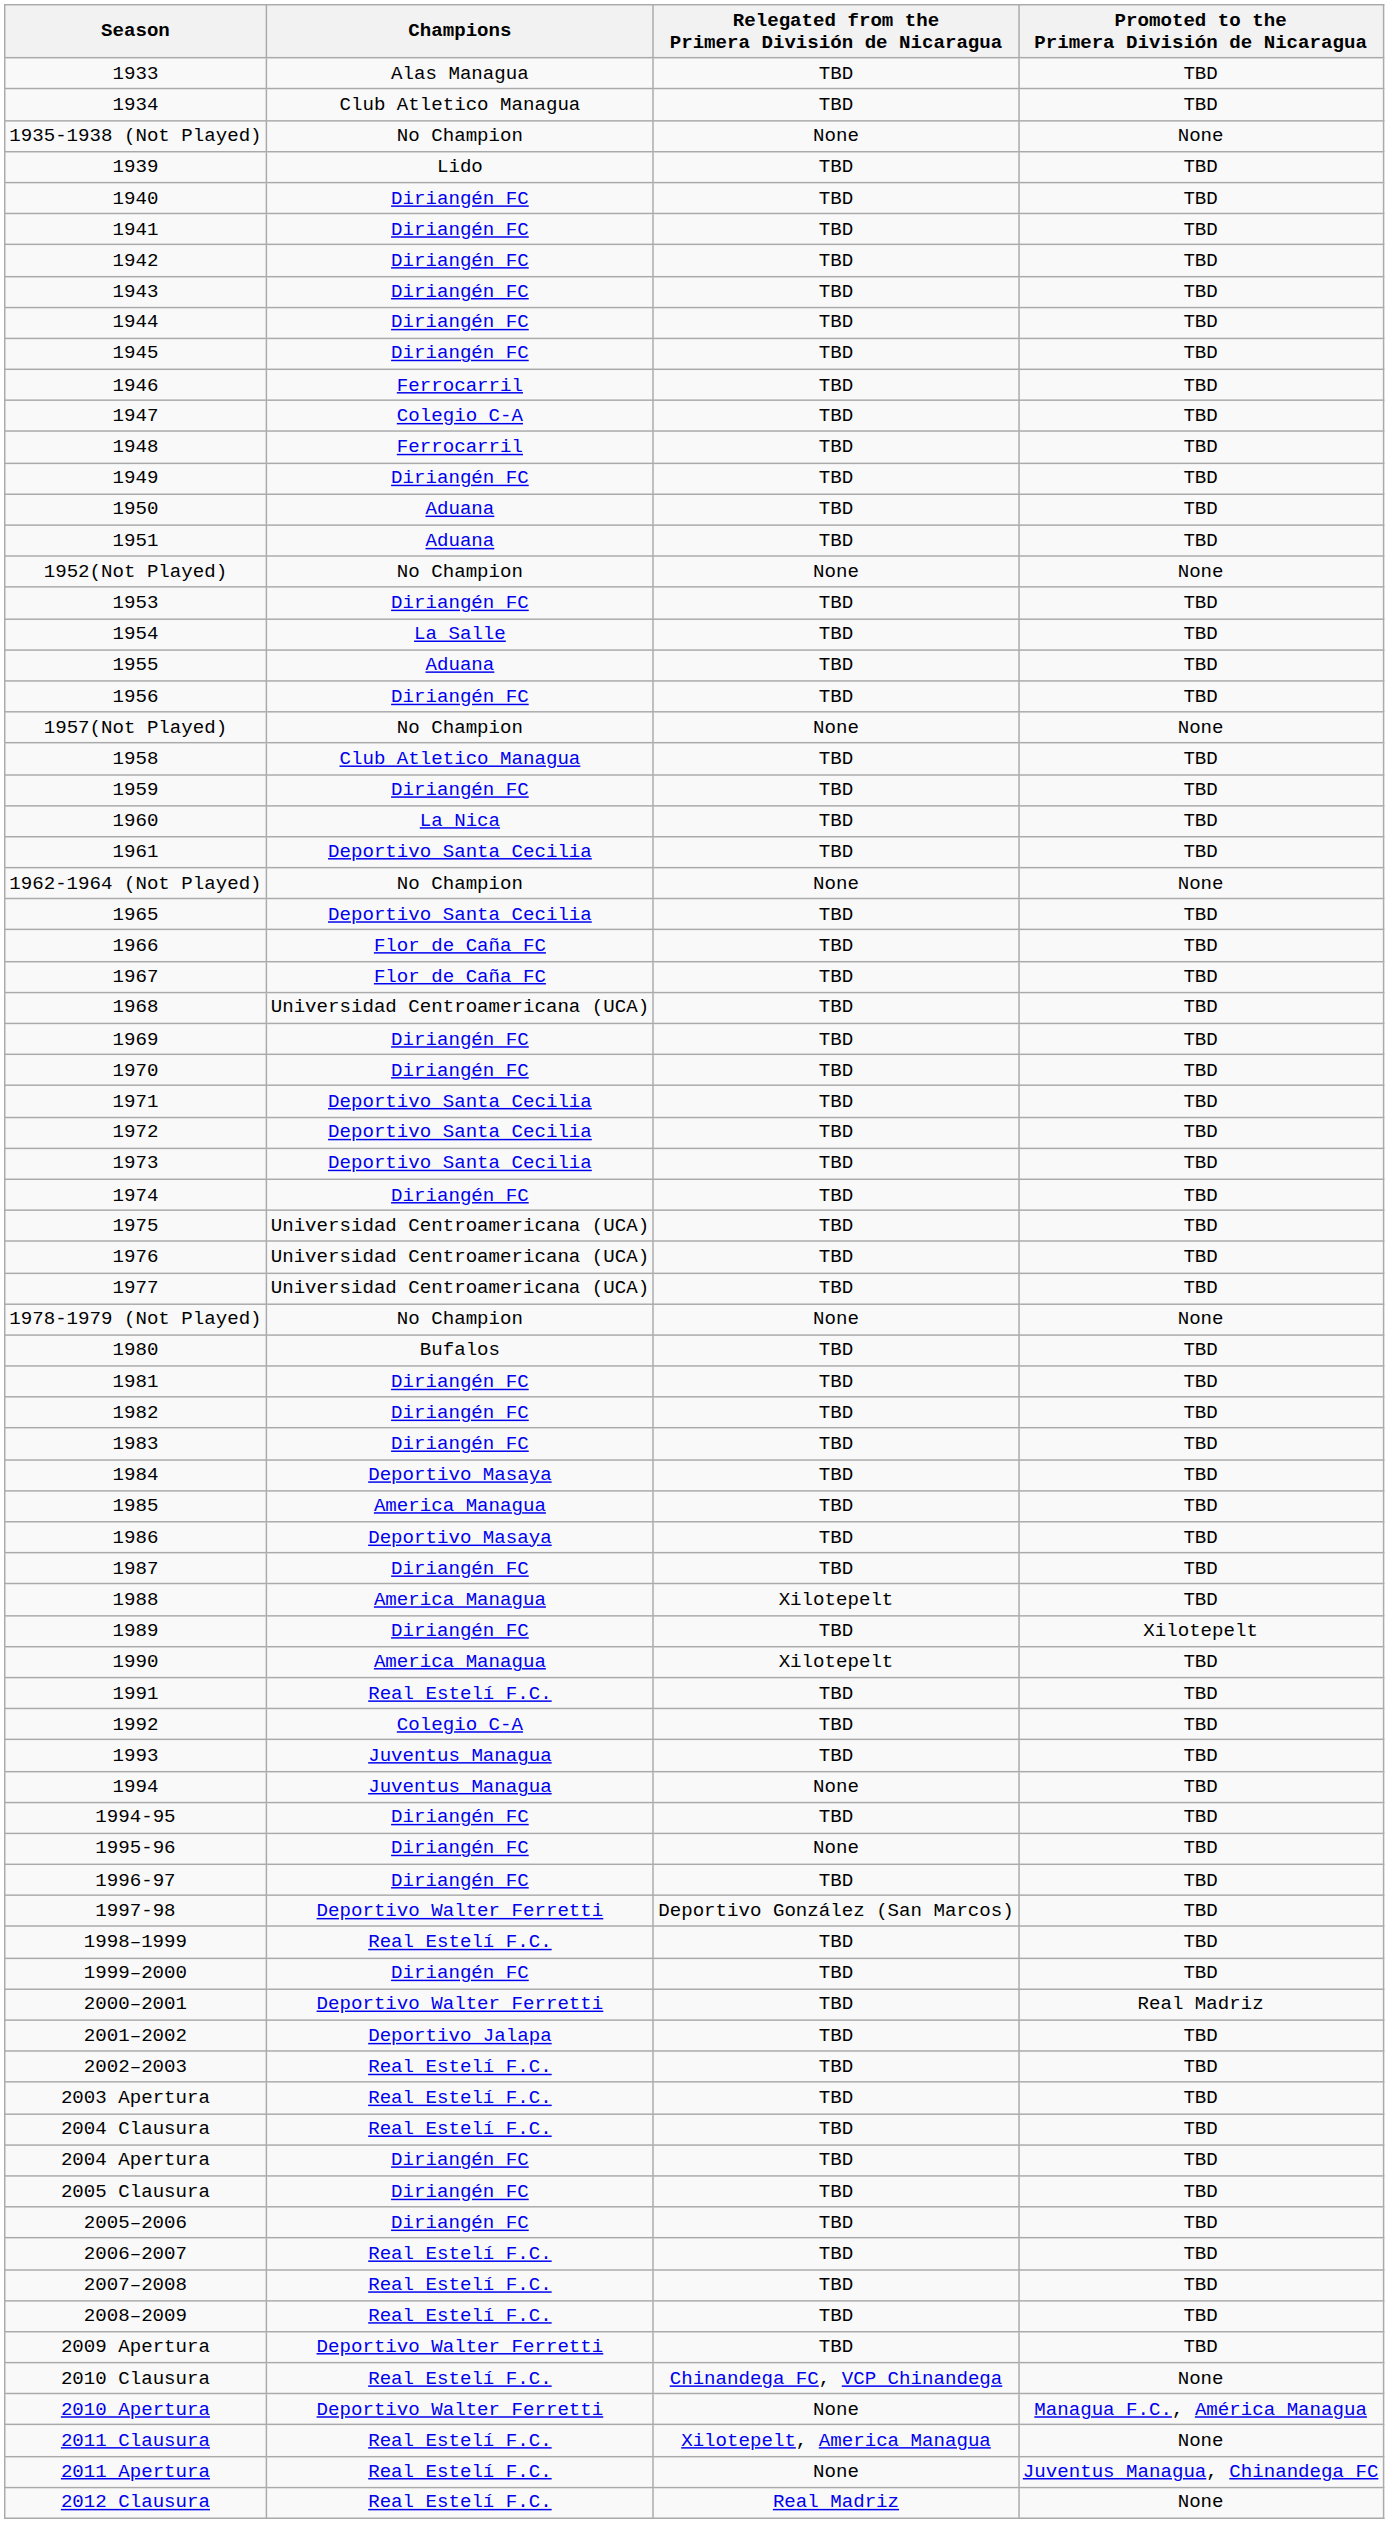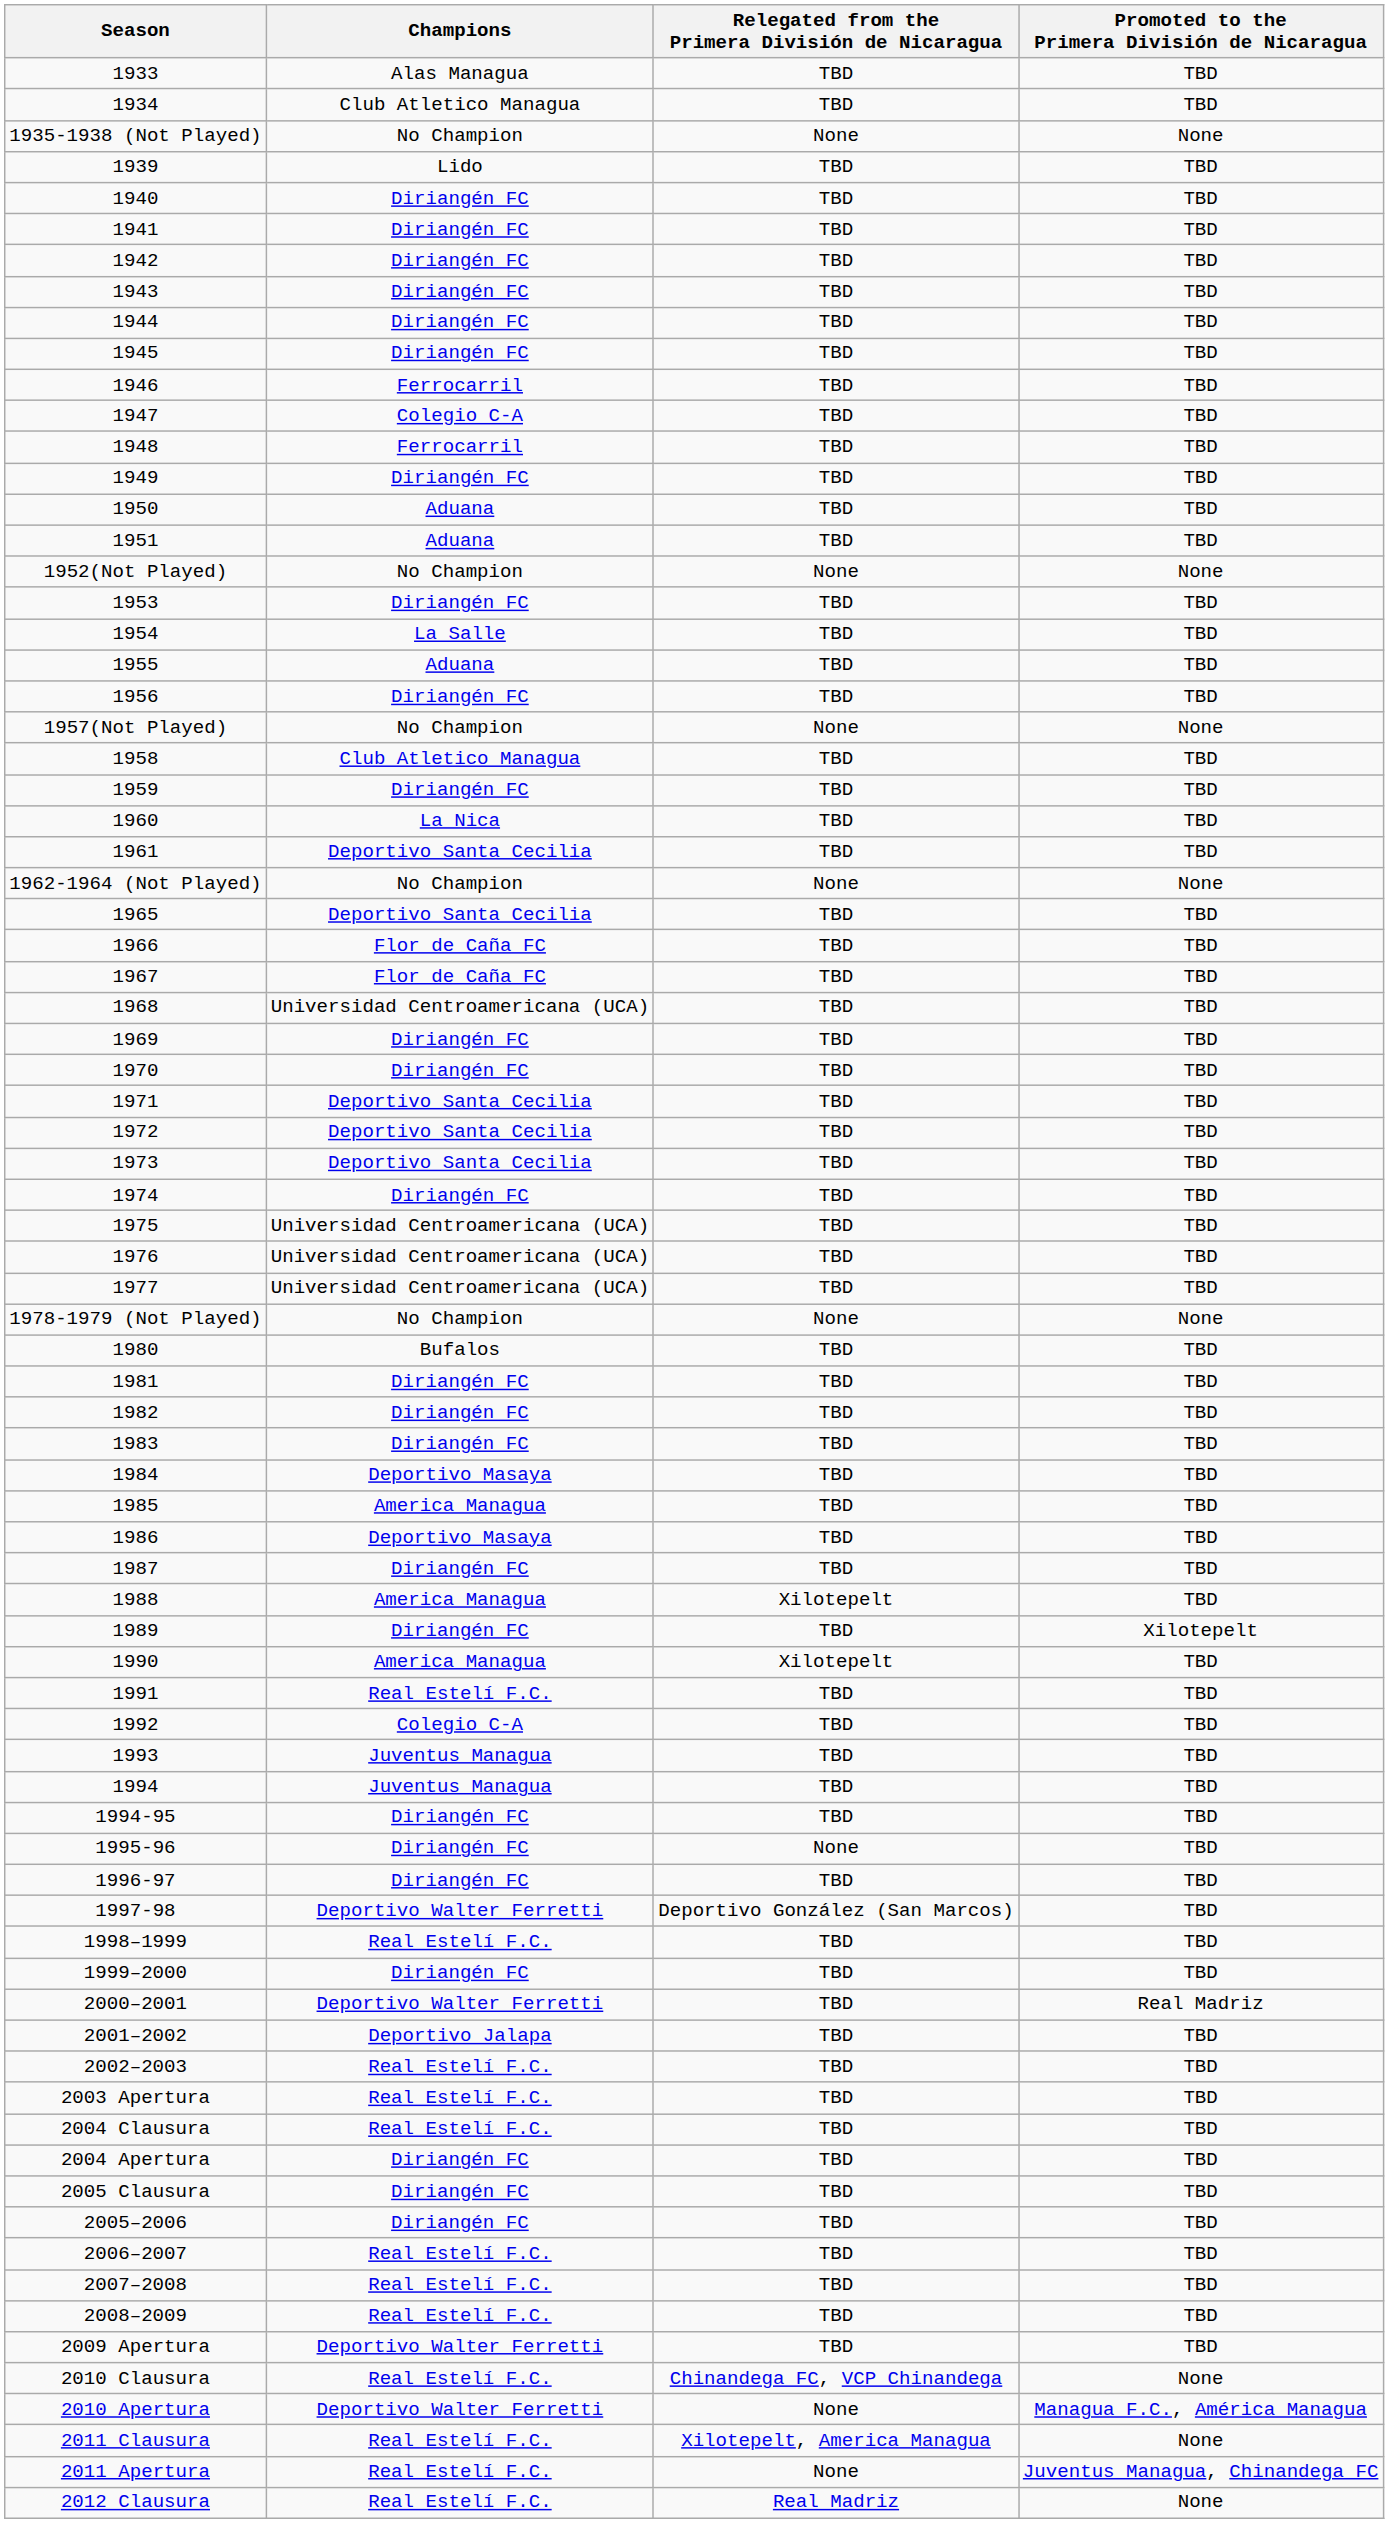(836, 1787) None -> (836, 1787) TBD
